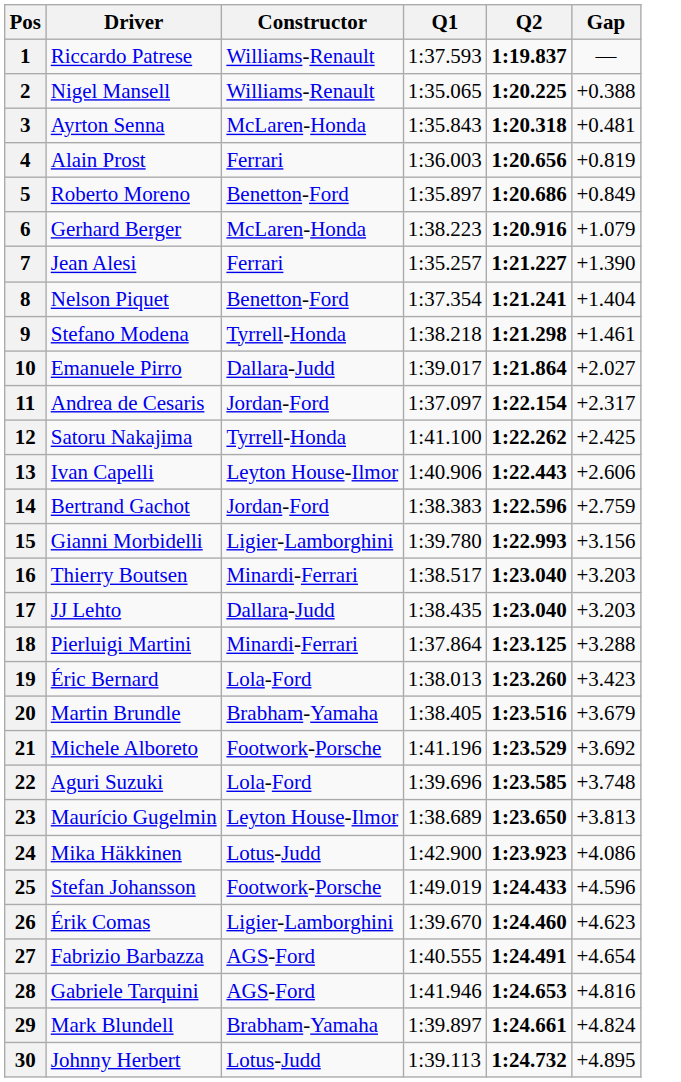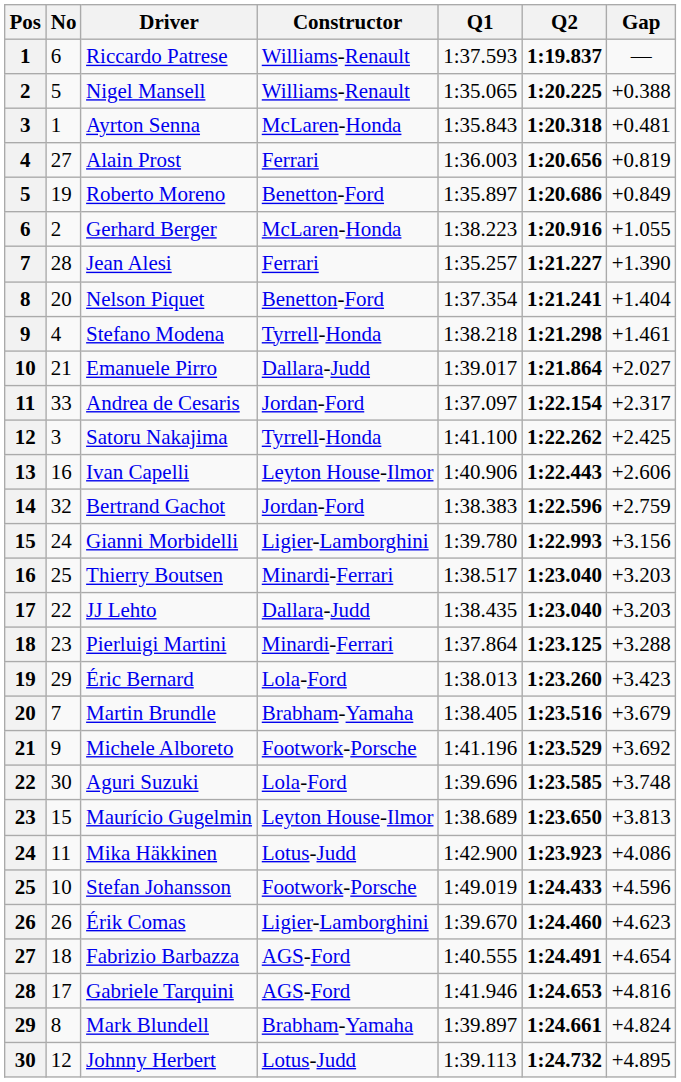+ column: (64, 21)
(606, 229) +1.079 -> (641, 229) +1.055
